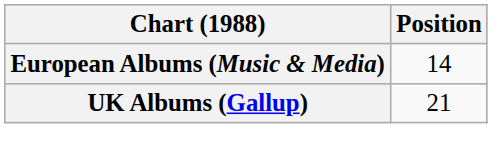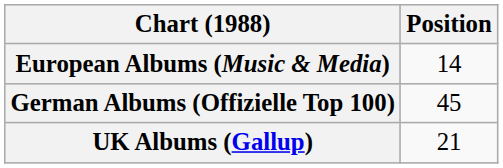+ row: (203, 102)
